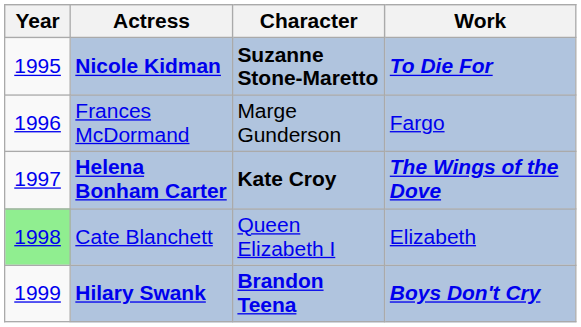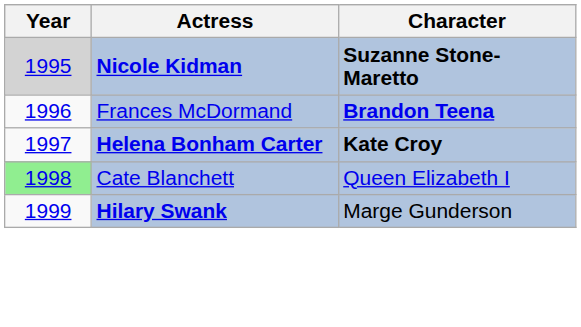- column: (480, 21)
(38, 66) no background -> (48, 66) lightgrey background
(289, 122) Marge Gunderson -> (419, 111) Brandon Teena
(280, 293) Brandon Teena -> (428, 210) Marge Gunderson
